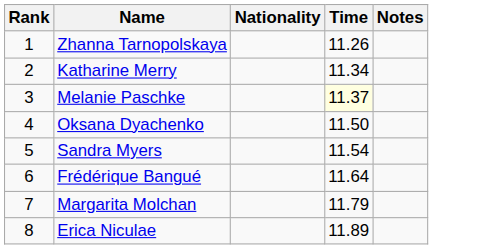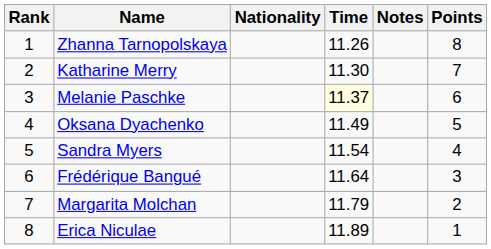+ column: (457, 17)
(349, 71) 11.34 -> (349, 71) 11.30
(349, 124) 11.50 -> (349, 124) 11.49
